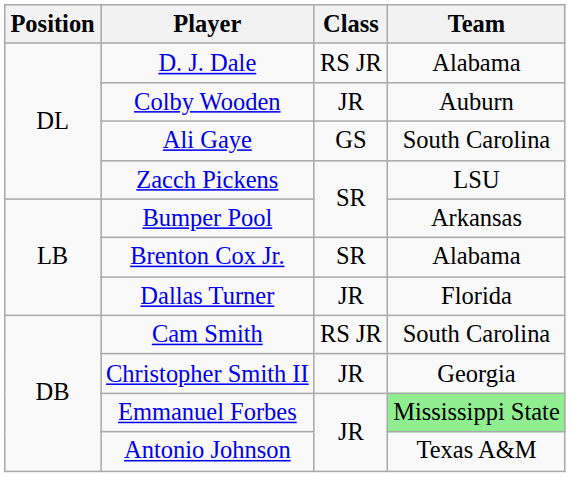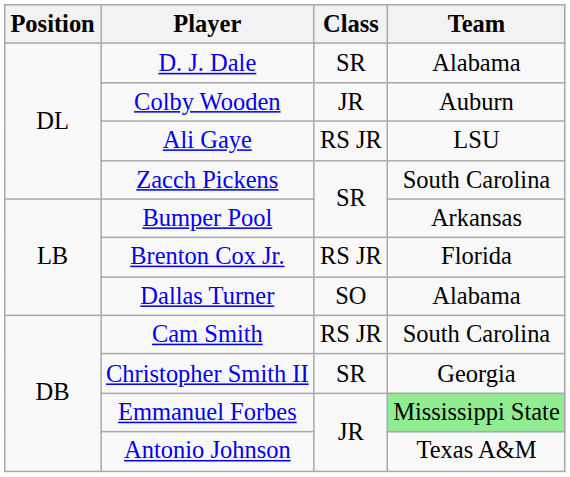(351, 62) RS JR -> (351, 62) SR
(351, 140) GS -> (351, 140) RS JR
(476, 140) South Carolina -> (476, 140) LSU
(476, 179) LSU -> (476, 179) South Carolina
(351, 256) SR -> (351, 256) RS JR
(476, 256) Alabama -> (476, 256) Florida
(351, 295) JR -> (351, 295) SO
(476, 295) Florida -> (476, 295) Alabama
(351, 373) JR -> (351, 373) SR
